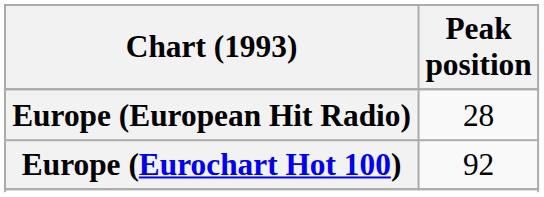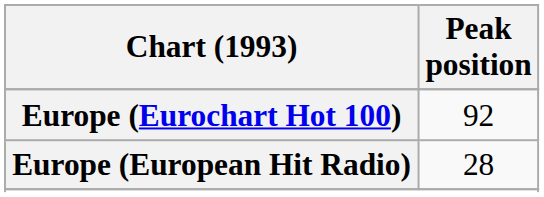rows swapped: (212, 164) <-> (212, 114)
